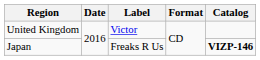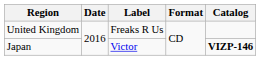(124, 30) Victor -> (137, 30) Freaks R Us
(137, 47) Freaks R Us -> (124, 47) Victor
